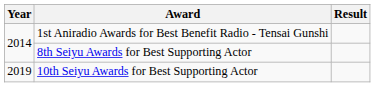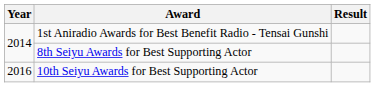(19, 71) 2019 -> (19, 71) 2016
